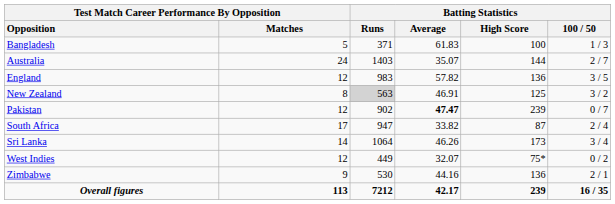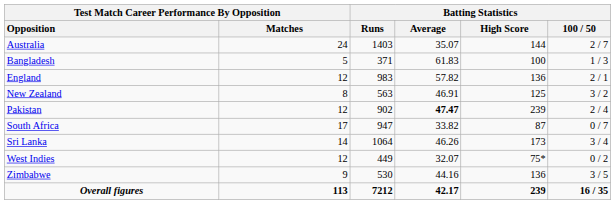rows swapped: (26, 61) <-> (31, 45)
(599, 77) 3 / 5 -> (599, 77) 2 / 1
(385, 93) lightgrey background -> (385, 93) no background
(599, 110) 0 / 7 -> (599, 110) 2 / 4
(599, 126) 2 / 4 -> (599, 126) 0 / 7
(599, 175) 2 / 1 -> (599, 175) 3 / 5
